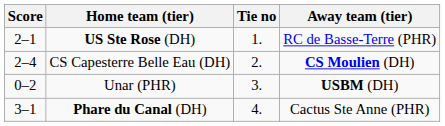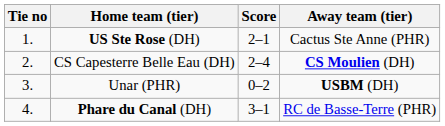columns swapped: (257, 16) <-> (25, 16)
(360, 39) RC de Basse-Terre (PHR) -> (360, 39) Cactus Ste Anne (PHR)
(360, 109) Cactus Ste Anne (PHR) -> (360, 109) RC de Basse-Terre (PHR)
